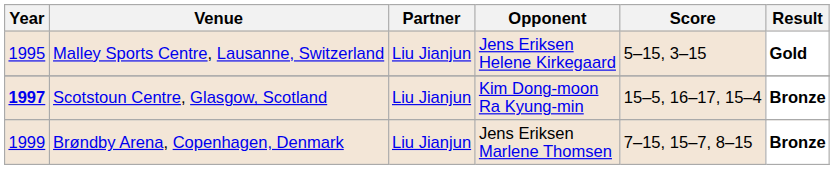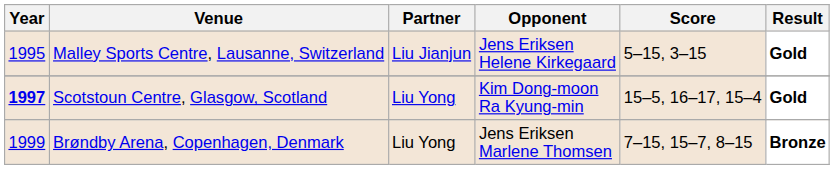(432, 98) Liu Jianjun -> (424, 98) Liu Yong
(798, 98) Bronze -> (788, 98) Gold
(432, 143) Liu Jianjun -> (424, 143) Liu Yong
